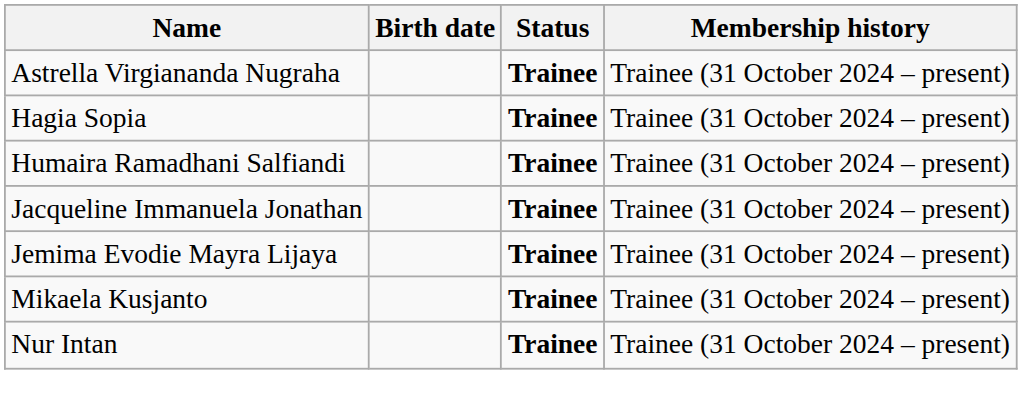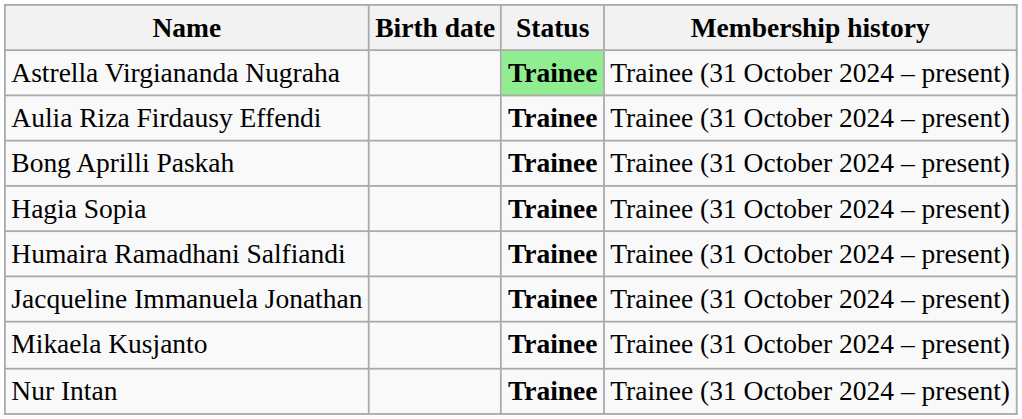(553, 72) no background -> (553, 72) lightgreen background
+ row: (166, 118)
+ row: (123, 163)
- row: (174, 254)
